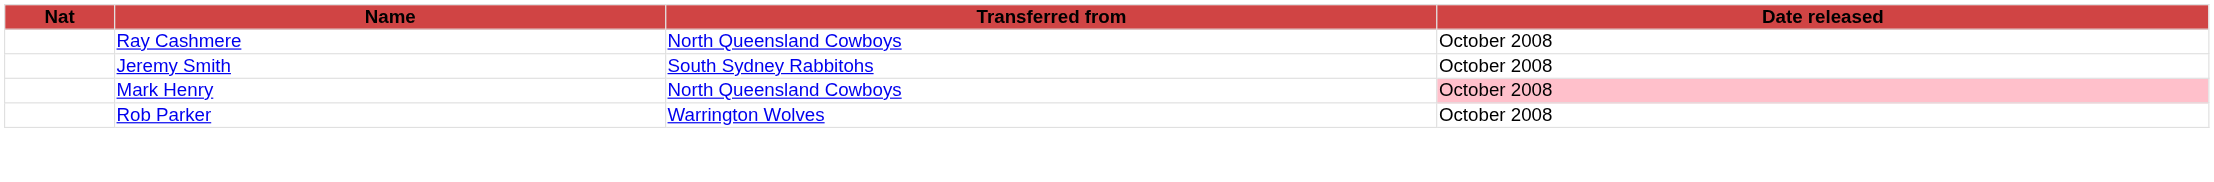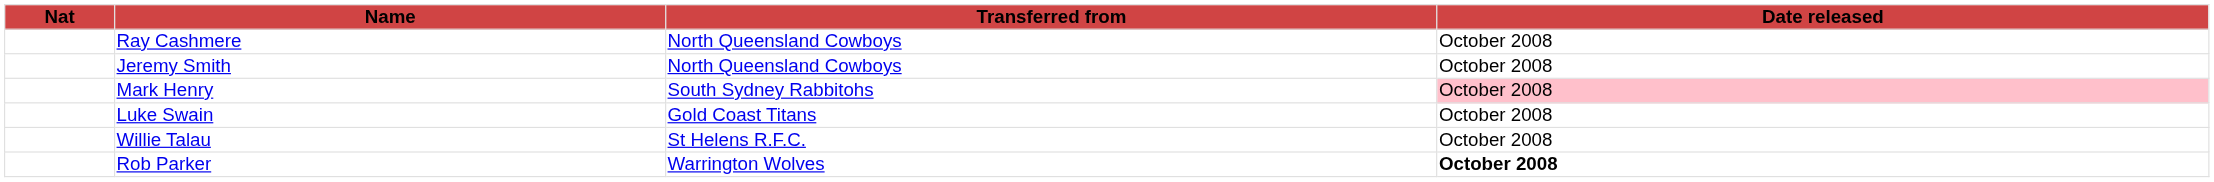(771, 65) South Sydney Rabbitohs -> (785, 65) North Queensland Cowboys
(785, 90) North Queensland Cowboys -> (771, 90) South Sydney Rabbitohs
+ row: (165, 115)
+ row: (164, 139)
(1496, 115) normal -> (1498, 164) bold
